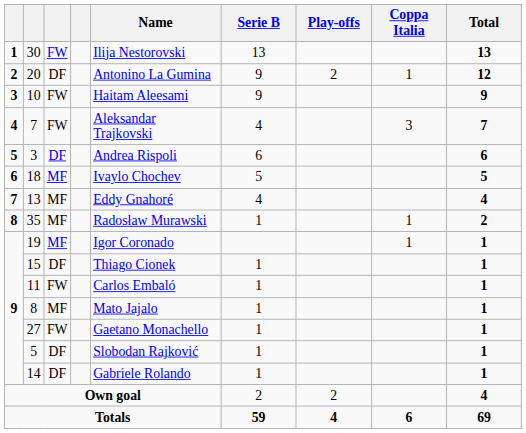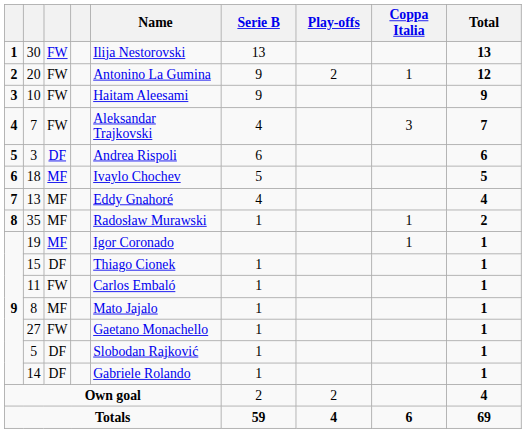(57, 74) DF -> (57, 74) FW
